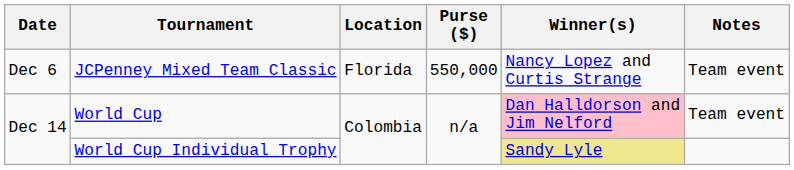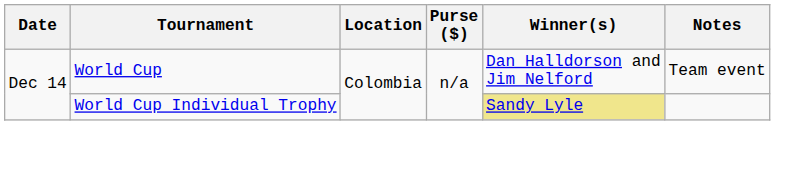- row: (206, 72)
(593, 116) pink background -> (573, 72) no background
